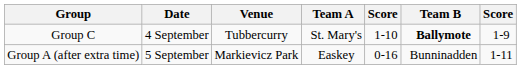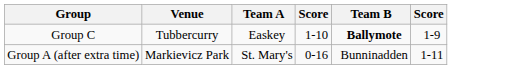- column: (177, 14)
(333, 34) St. Mary's -> (264, 34) Easkey
(333, 54) Easkey -> (264, 54) St. Mary's
